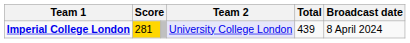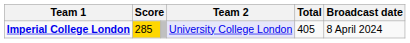(144, 29) 281 -> (144, 29) 285
(306, 29) 439 -> (306, 29) 405
